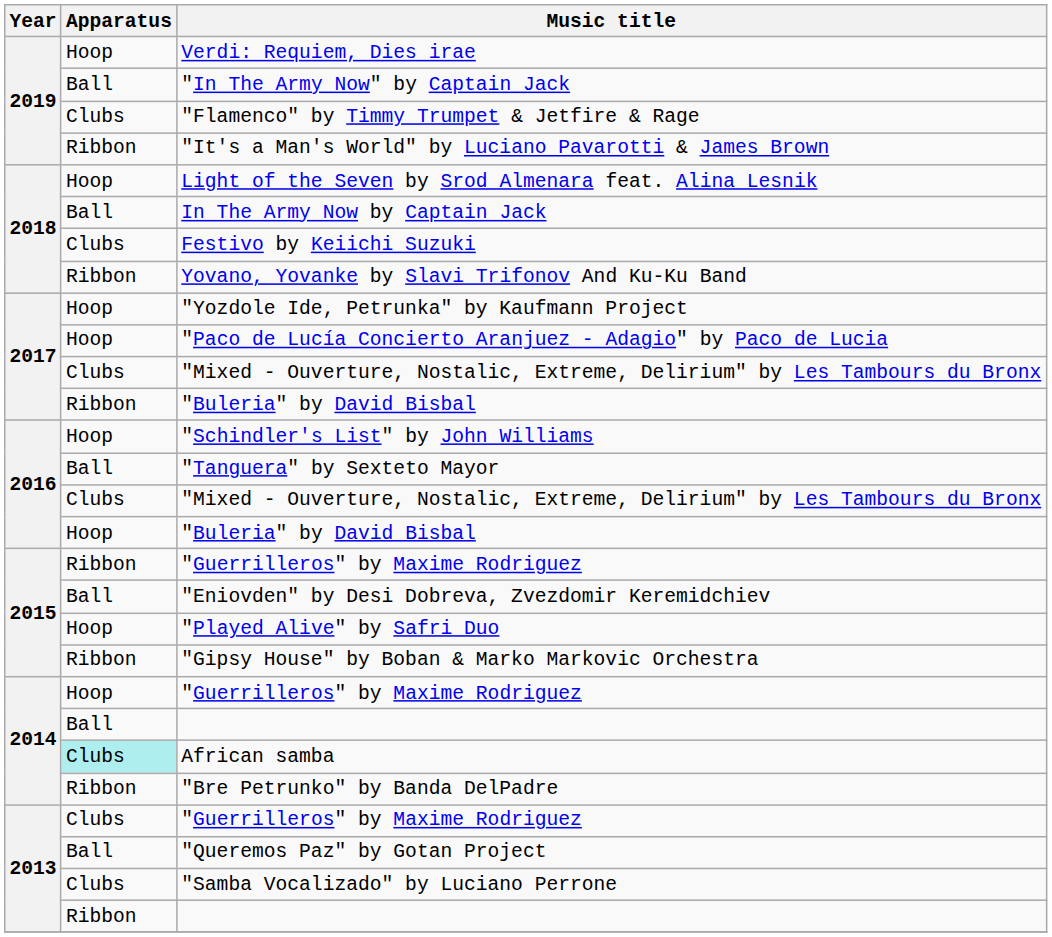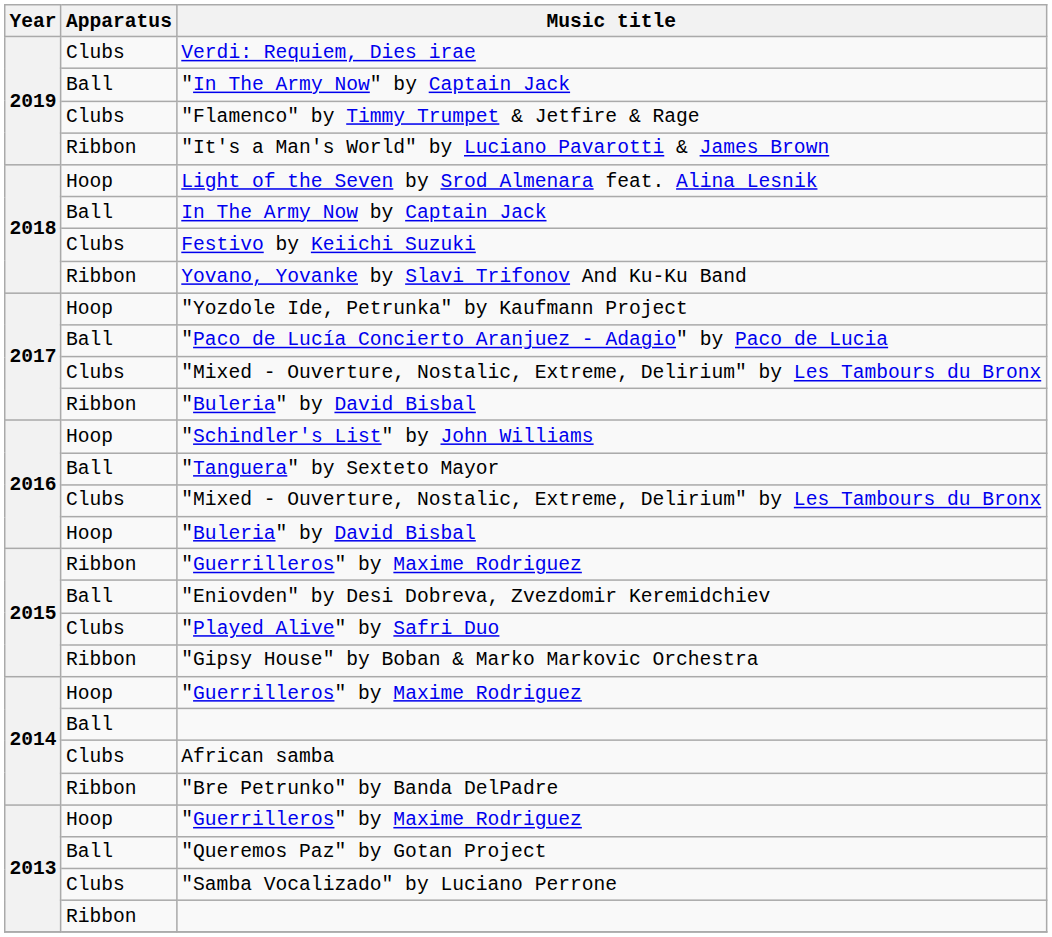(89, 53) Hoop -> (95, 53) Clubs
(89, 341) Hoop -> (89, 341) Ball
(89, 629) Hoop -> (95, 629) Clubs
(95, 757) paleturquoise background -> (95, 757) no background
(95, 821) Clubs -> (89, 821) Hoop
